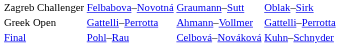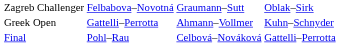(300, 22) Gattelli–Perrotta -> (299, 22) Kuhn–Schnyder
(299, 37) Kuhn–Schnyder -> (300, 37) Gattelli–Perrotta
